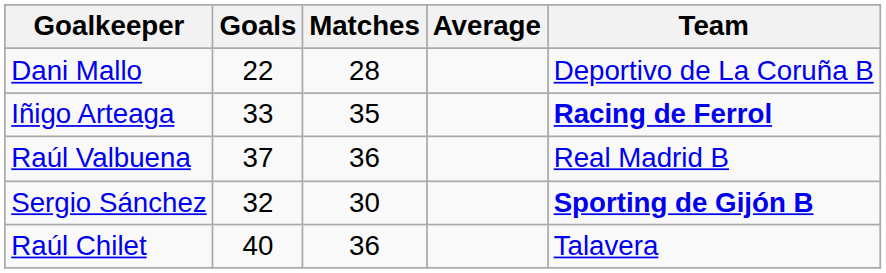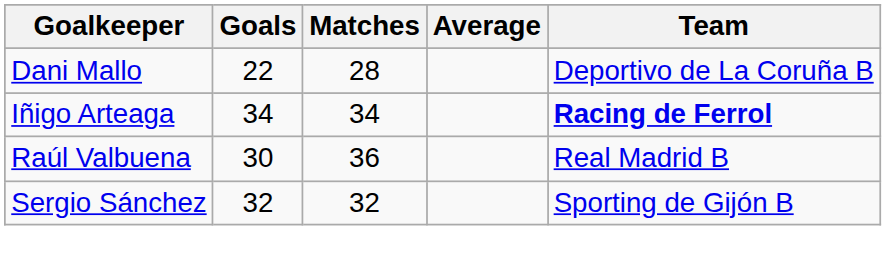(258, 114) 33 -> (258, 114) 34
(365, 114) 35 -> (365, 114) 34
(258, 158) 37 -> (258, 158) 30
(365, 202) 30 -> (365, 202) 32
(684, 202) bold -> (674, 202) normal
- row: (79, 245)
